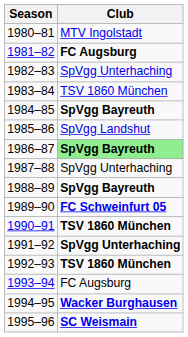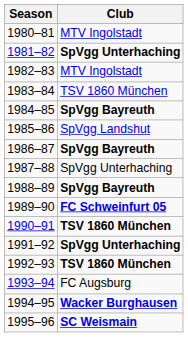(98, 52) FC Augsburg -> (120, 52) SpVgg Unterhaching
(116, 71) SpVgg Unterhaching -> (101, 71) MTV Ingolstadt
(107, 149) lightgreen background -> (107, 149) no background
